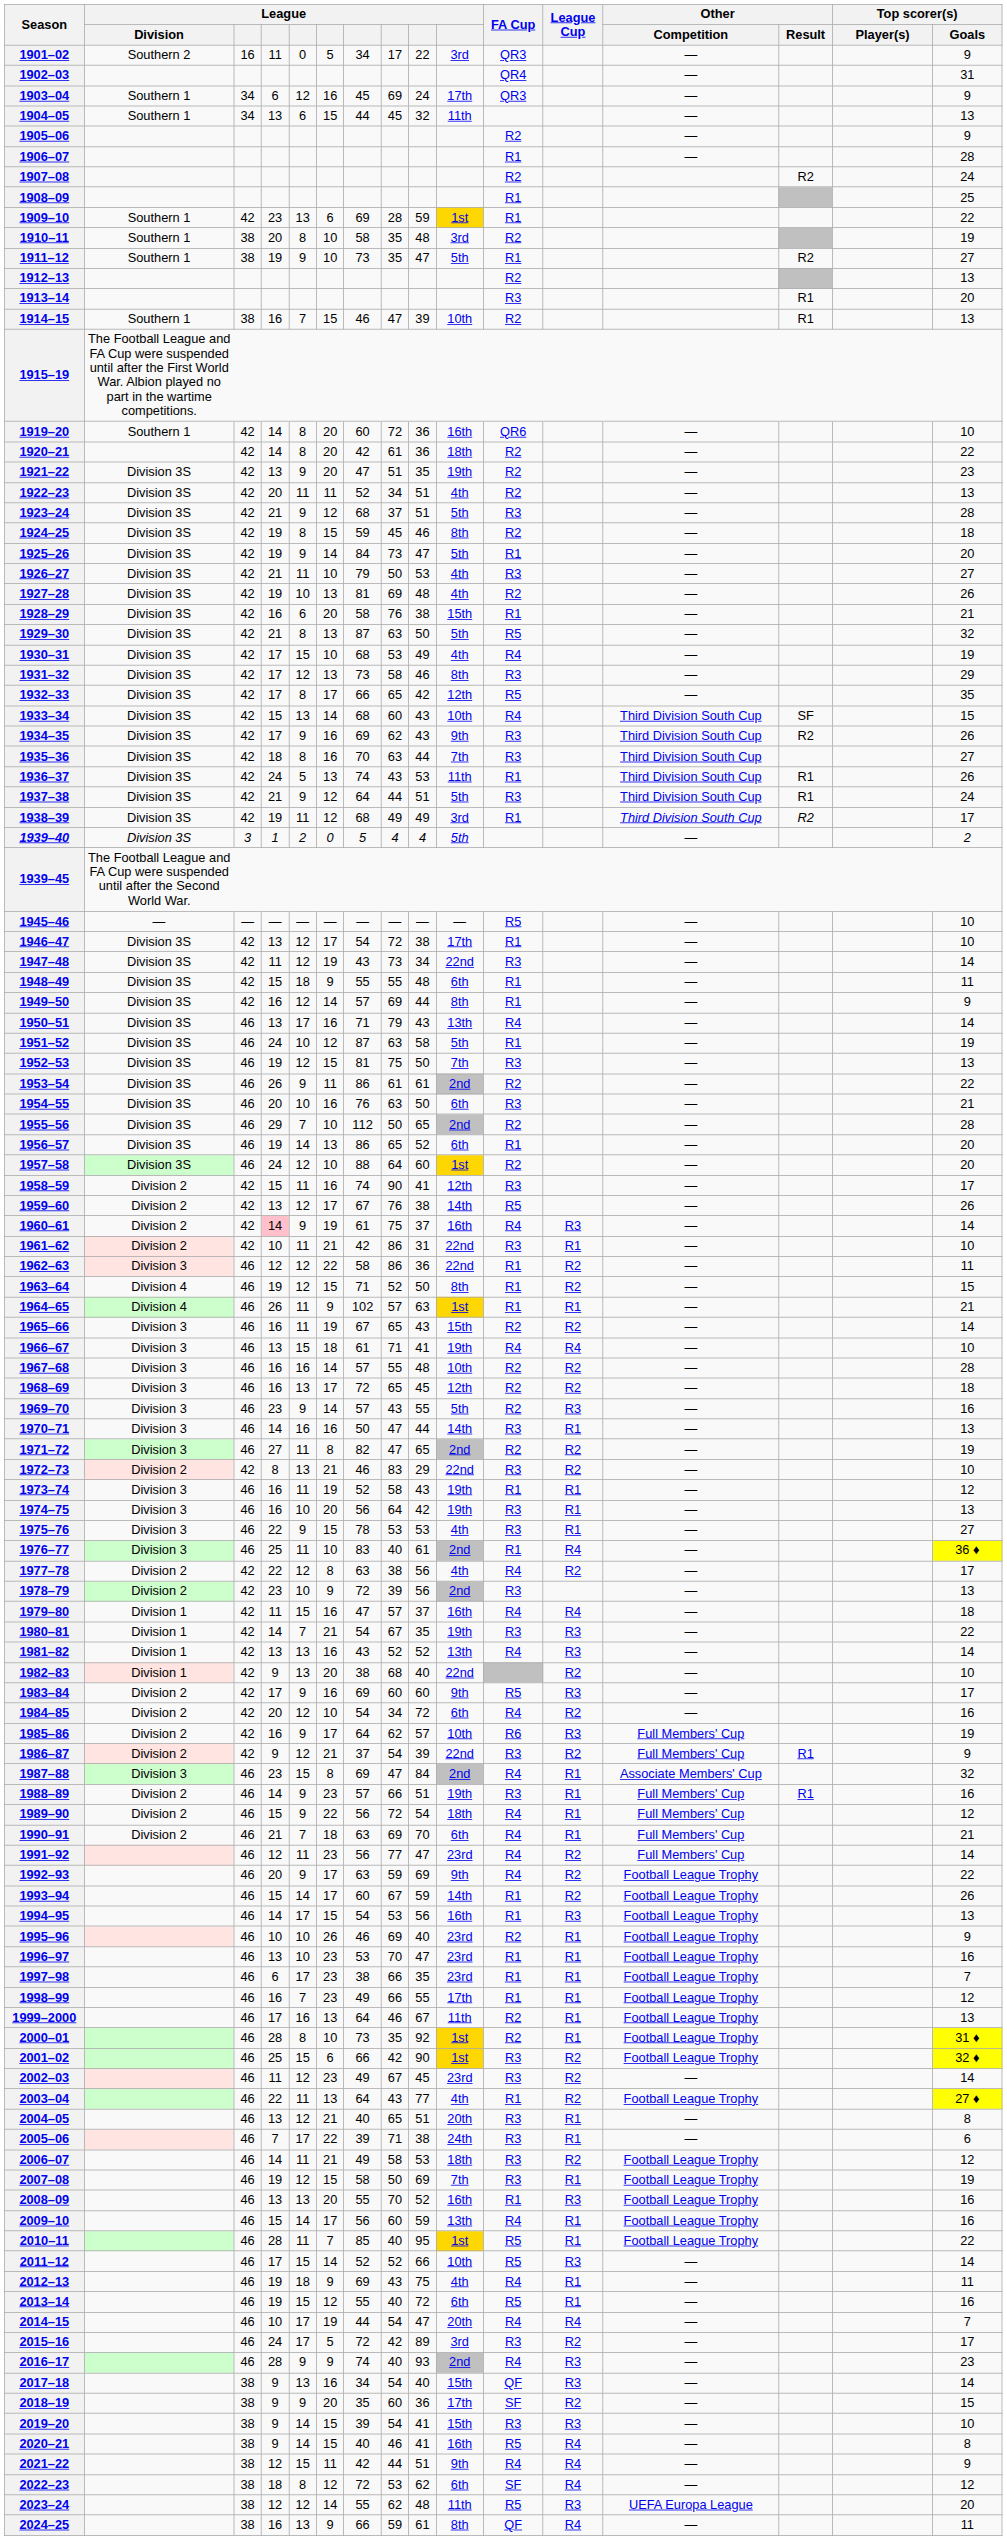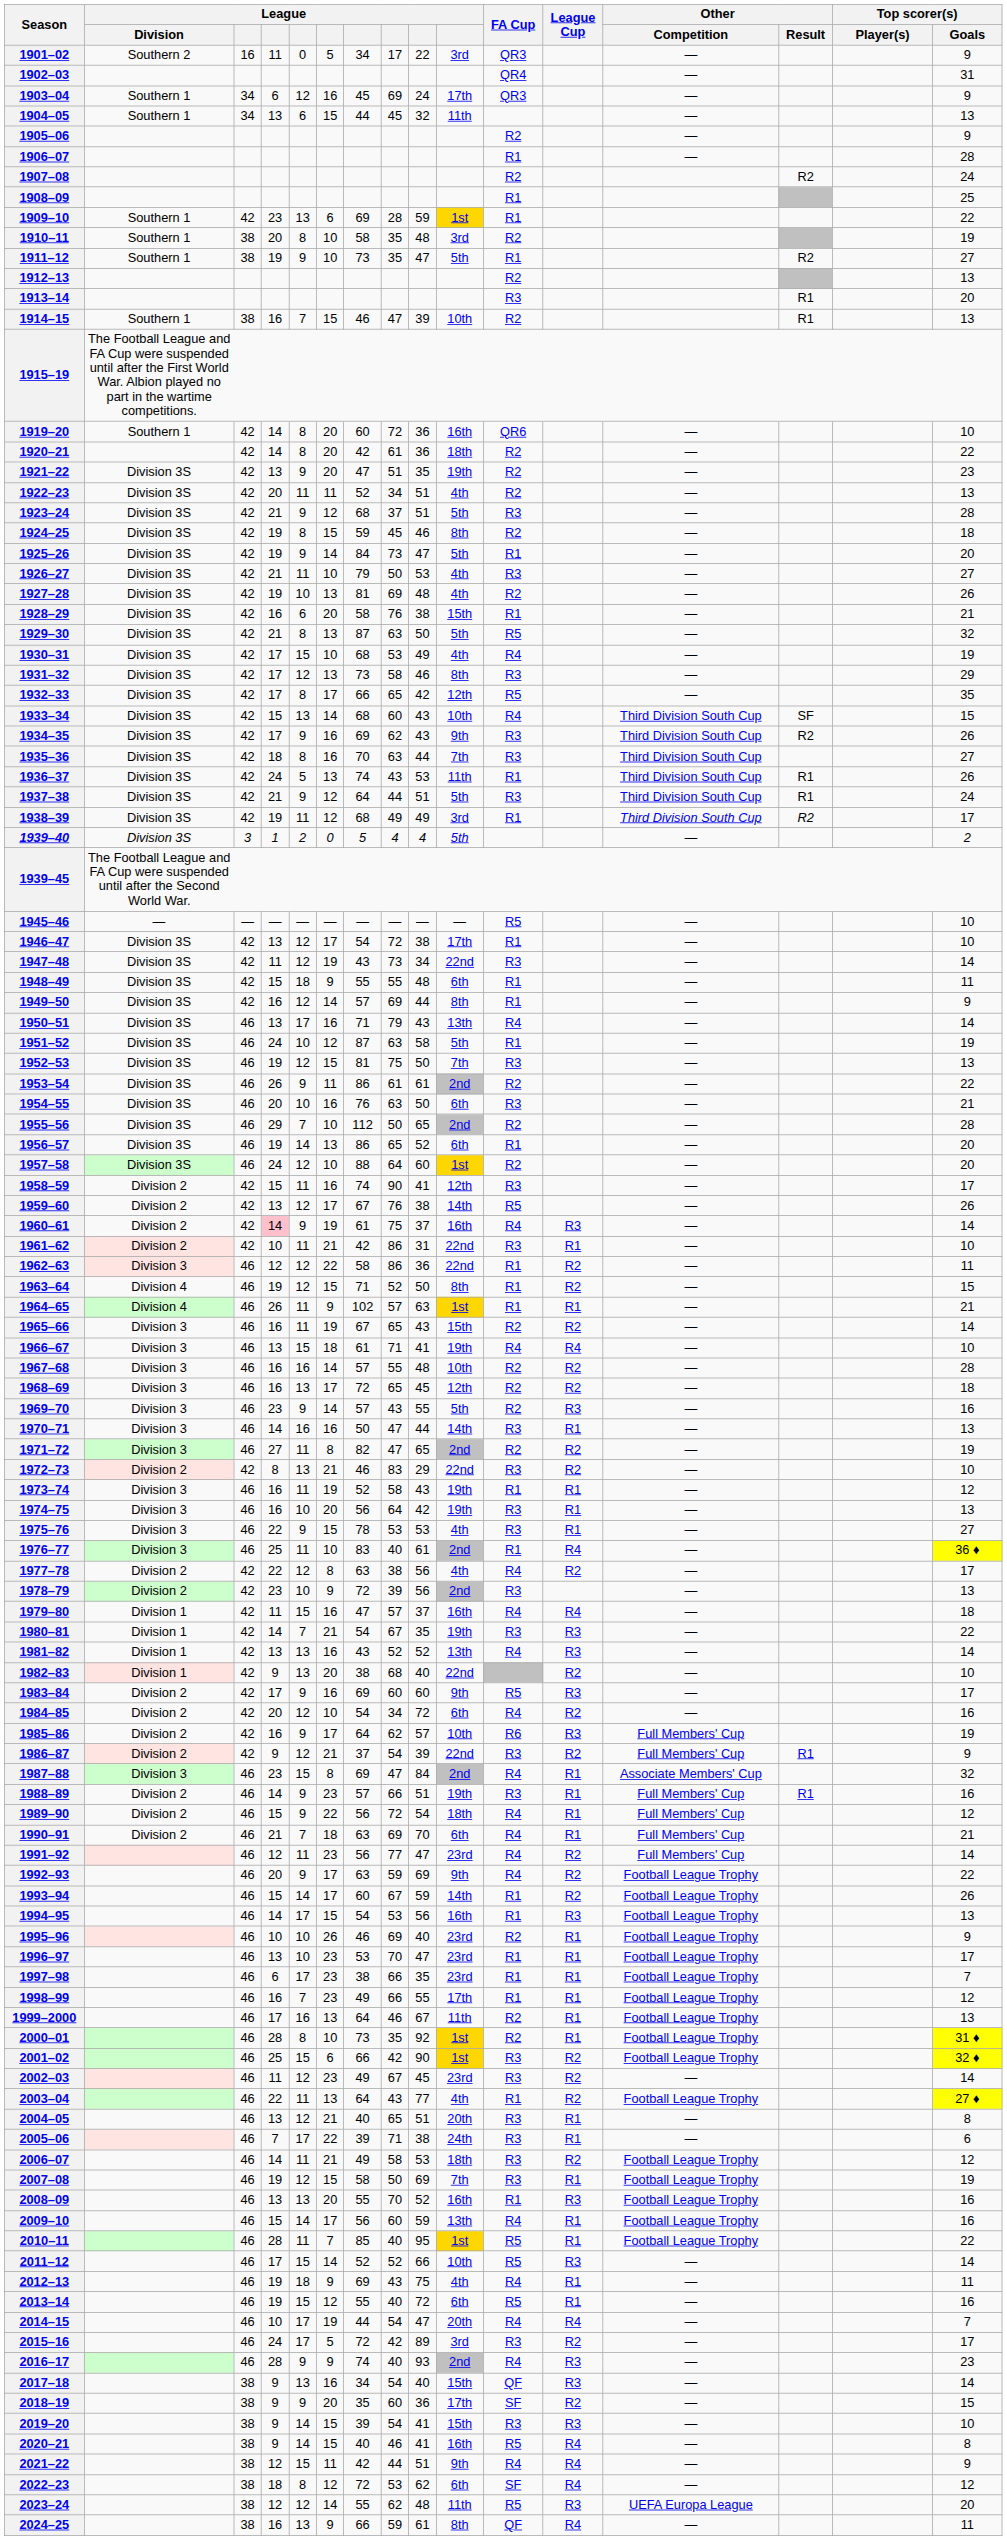(967, 1956) 16 -> (967, 1956) 17
